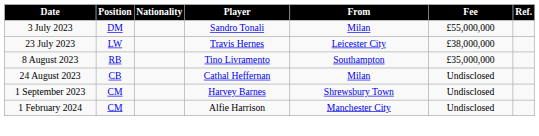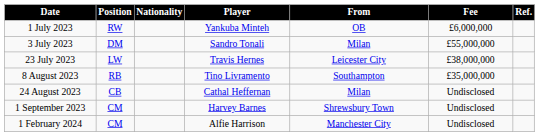+ row: (50, 28)
